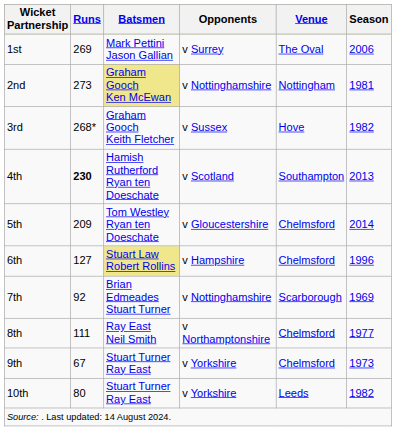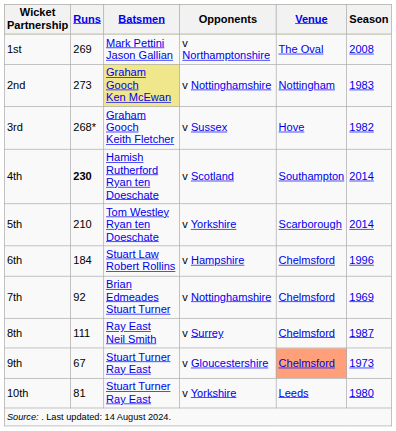(203, 49) v Surrey -> (226, 49) v Northamptonshire
(362, 49) 2006 -> (362, 49) 2008
(362, 85) 1981 -> (362, 85) 1983
(362, 176) 2013 -> (362, 176) 2014
(83, 224) 209 -> (83, 224) 210
(225, 224) v Gloucestershire -> (209, 224) v Yorkshire
(307, 224) Chelmsford -> (310, 224) Scarborough
(83, 261) 127 -> (83, 261) 184
(141, 261) khaki background -> (141, 261) no background
(310, 297) Scarborough -> (307, 297) Chelmsford
(226, 333) v Northamptonshire -> (203, 333) v Surrey
(362, 333) 1977 -> (362, 333) 1987
(209, 363) v Yorkshire -> (225, 363) v Gloucestershire
(307, 363) no background -> (307, 363) lightsalmon background
(79, 393) 80 -> (79, 393) 81
(362, 393) 1982 -> (362, 393) 1980
